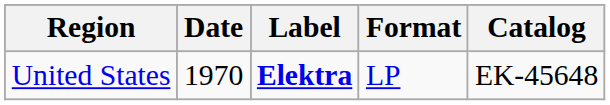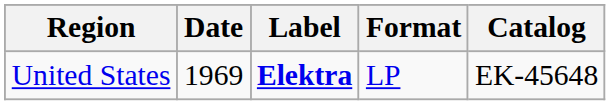(214, 74) 1970 -> (214, 74) 1969
